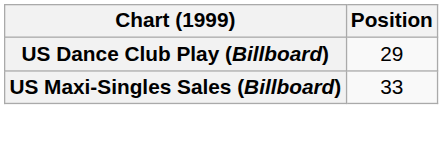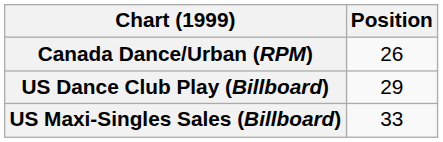+ row: (175, 53)
